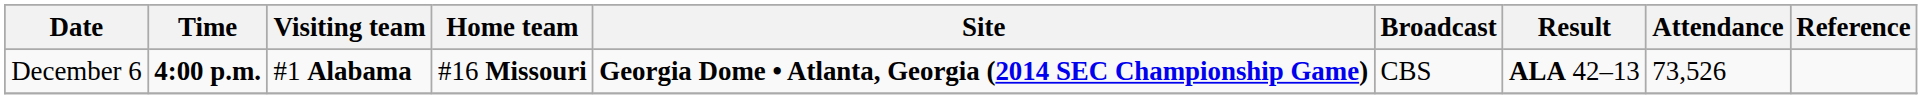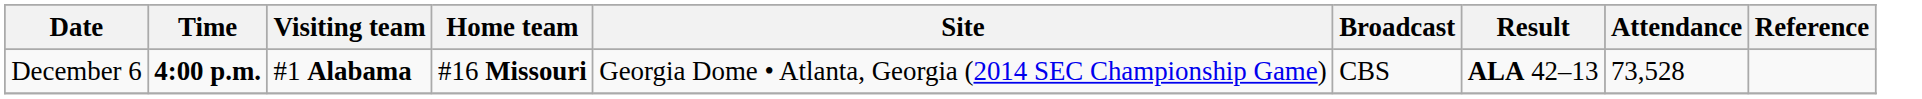(984, 71) bold -> (963, 71) normal
(1689, 71) 73,526 -> (1648, 71) 73,528
